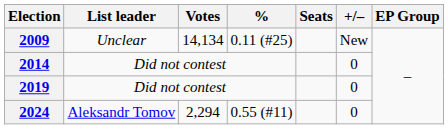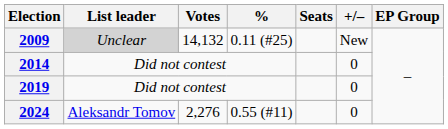(121, 40) no background -> (121, 40) lightgrey background
(203, 40) 14,134 -> (203, 40) 14,132
(203, 111) 2,294 -> (203, 111) 2,276
